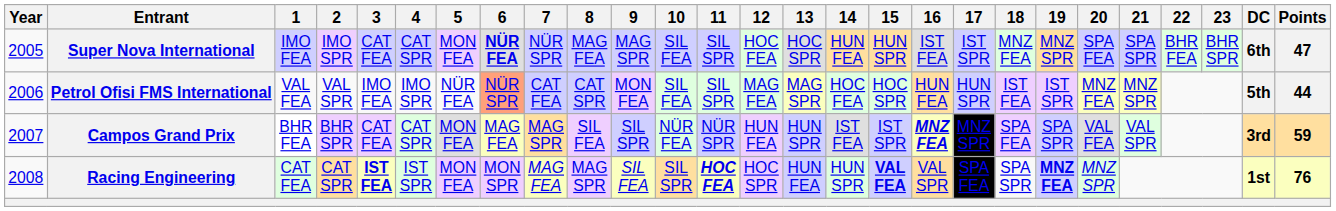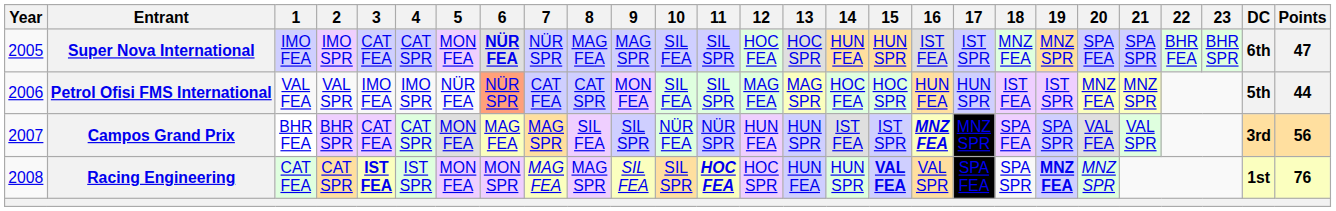(1303, 135) 59 -> (1303, 135) 56
